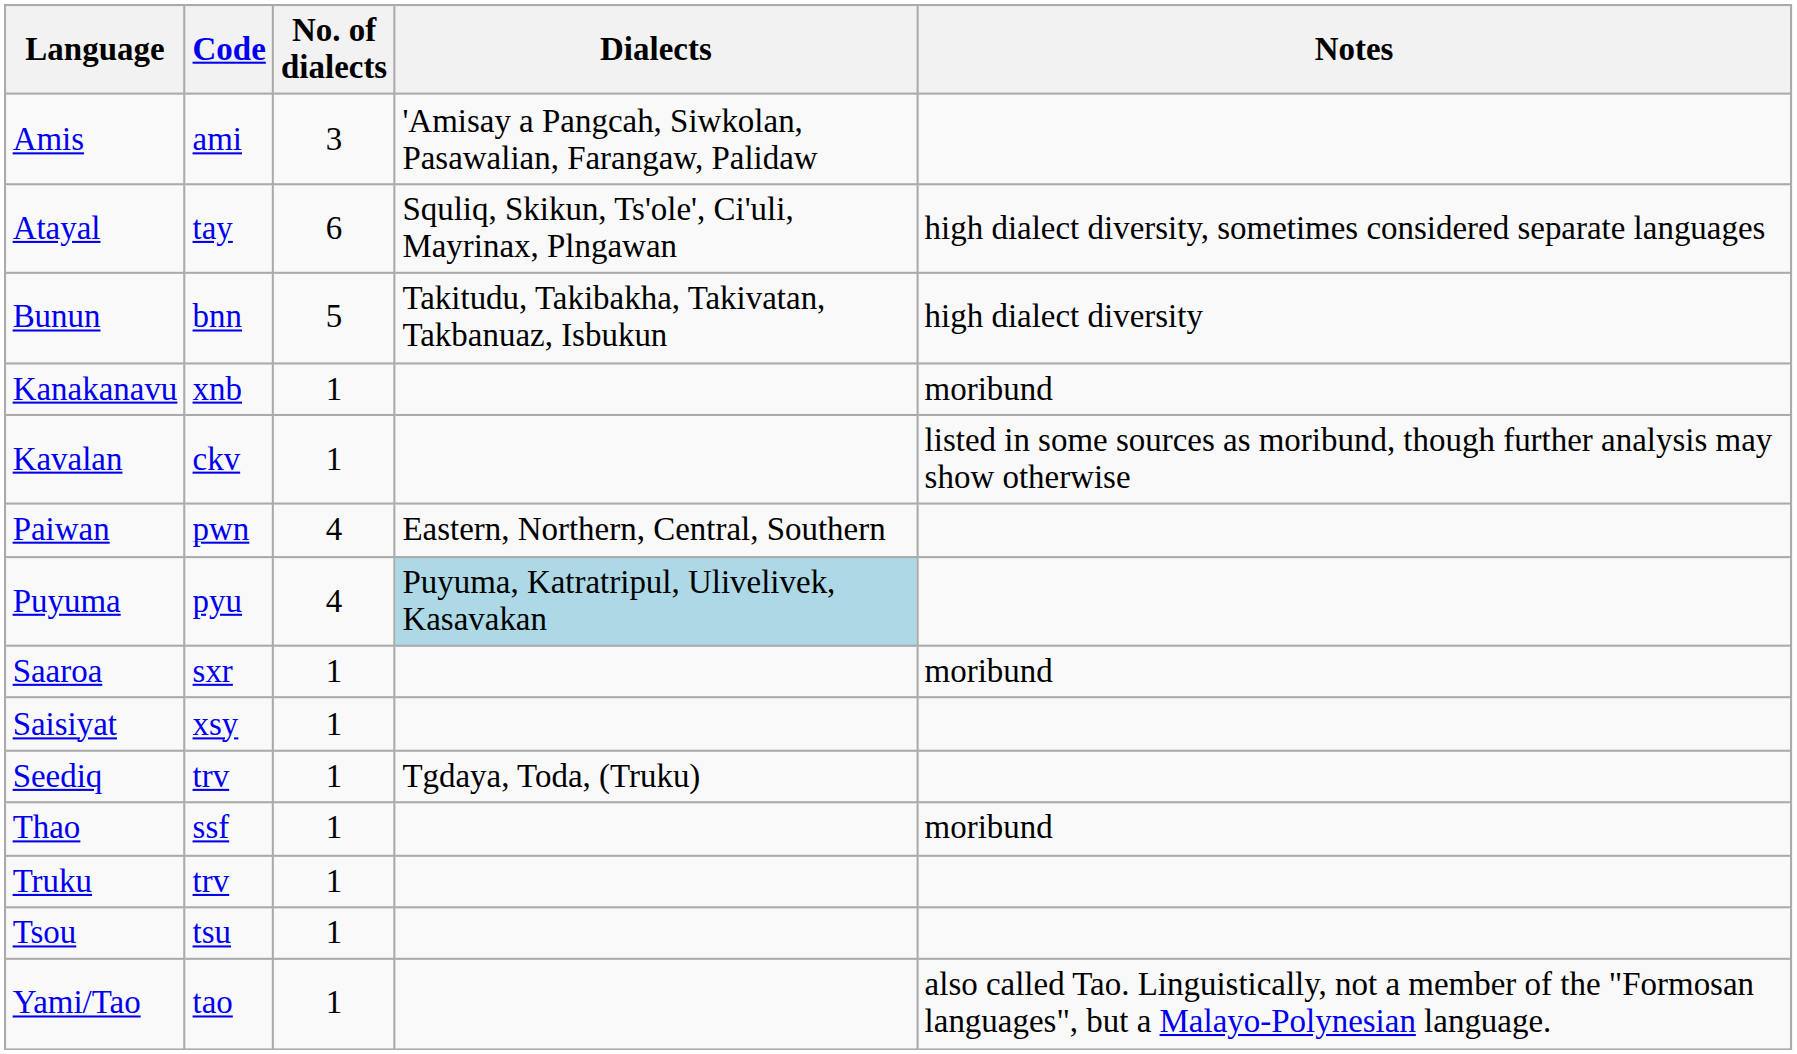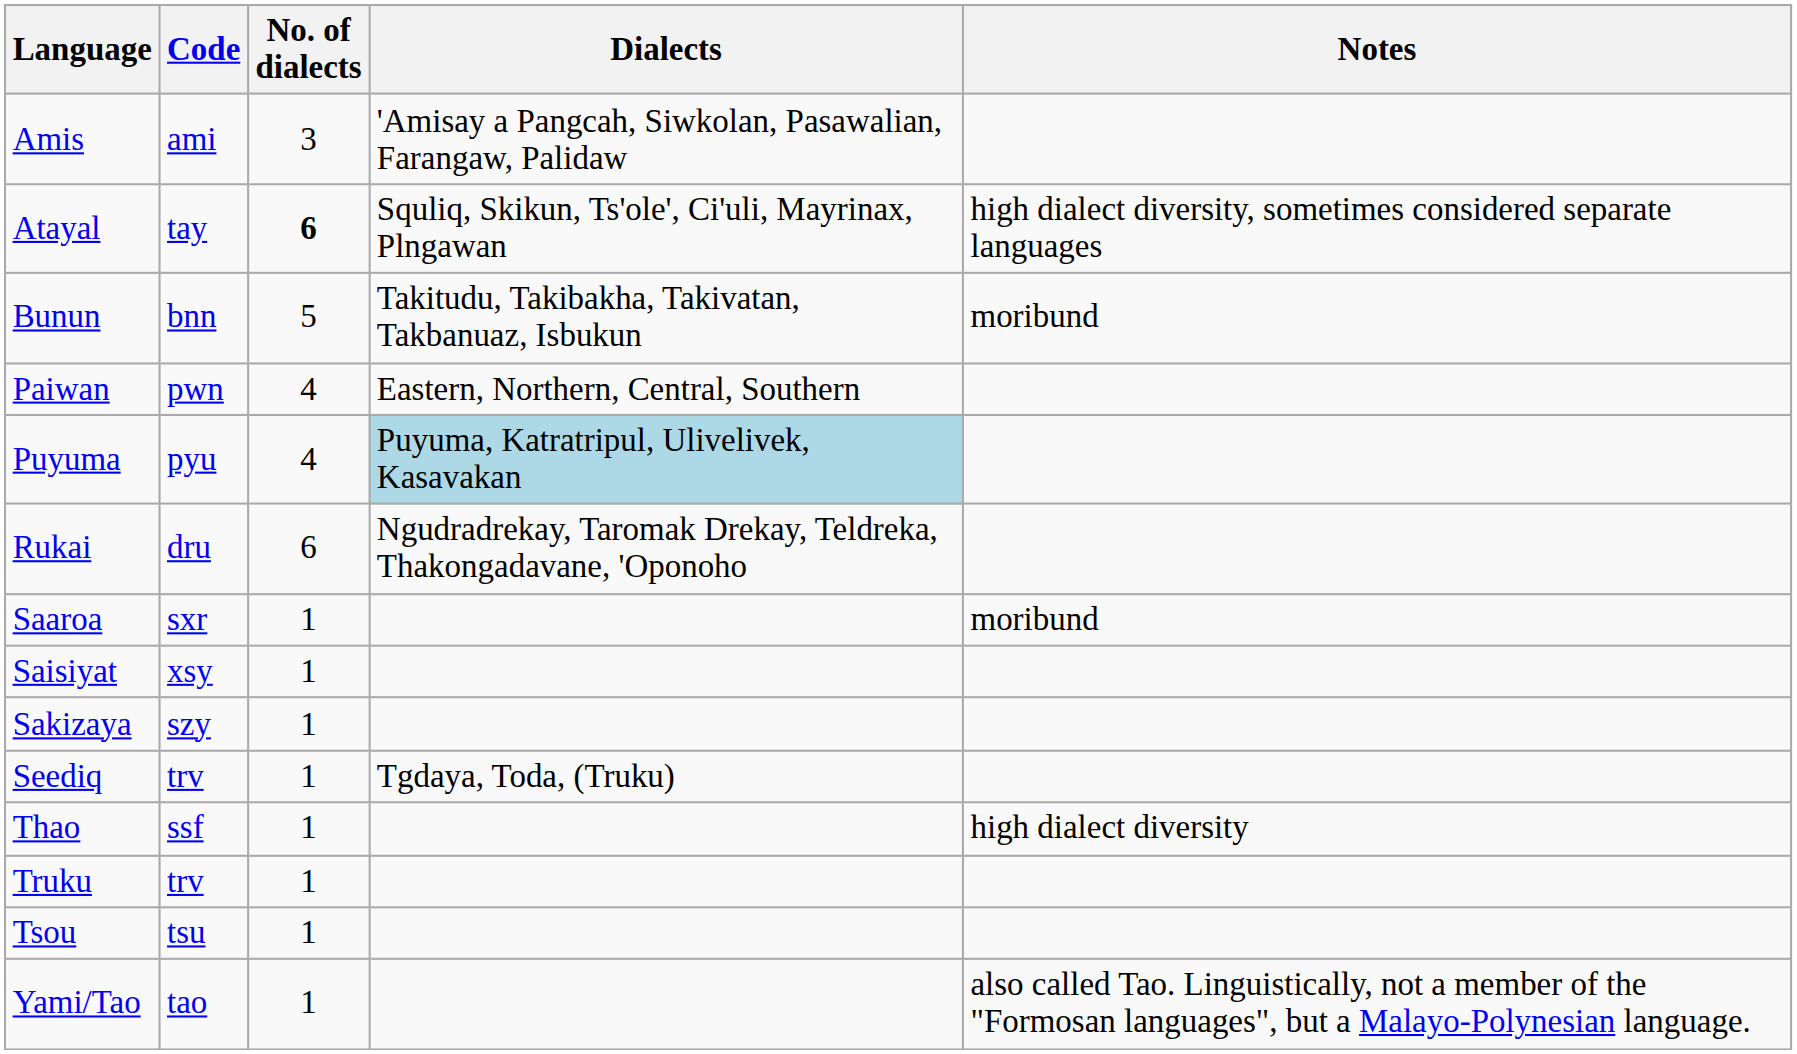(334, 227) normal -> (309, 227) bold
(1064, 317) high dialect diversity -> (1035, 317) moribund
- row: (95, 388)
- row: (68, 458)
+ row: (52, 548)
+ row: (72, 723)
(989, 828) moribund -> (1110, 828) high dialect diversity
